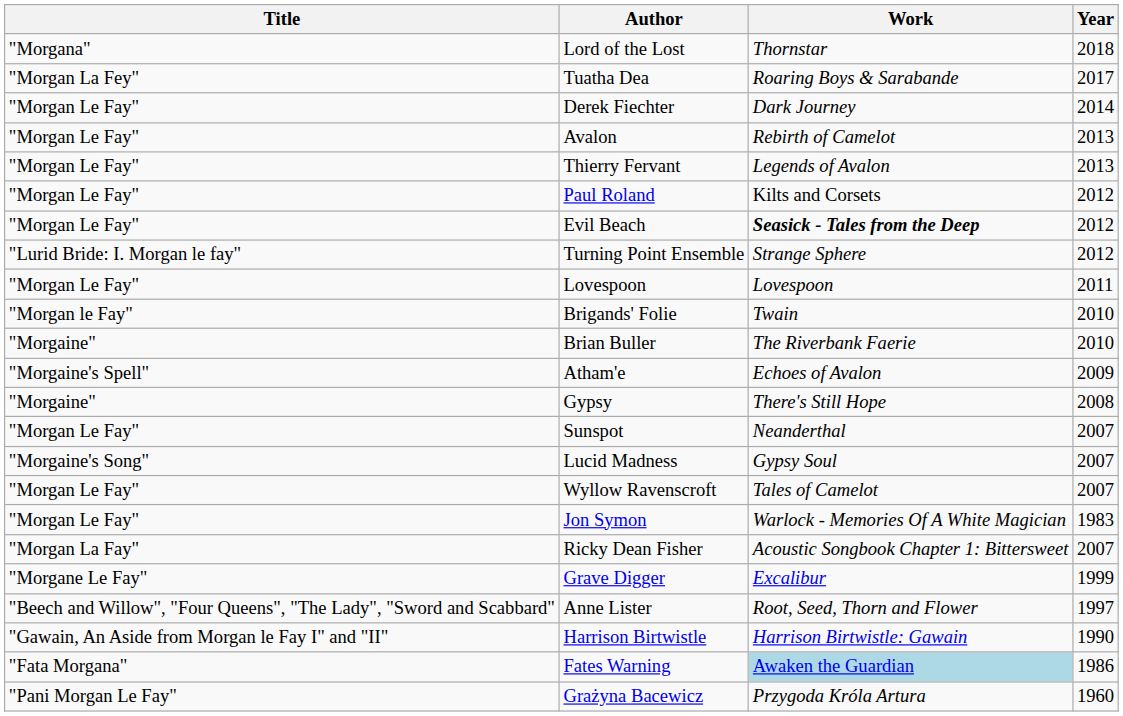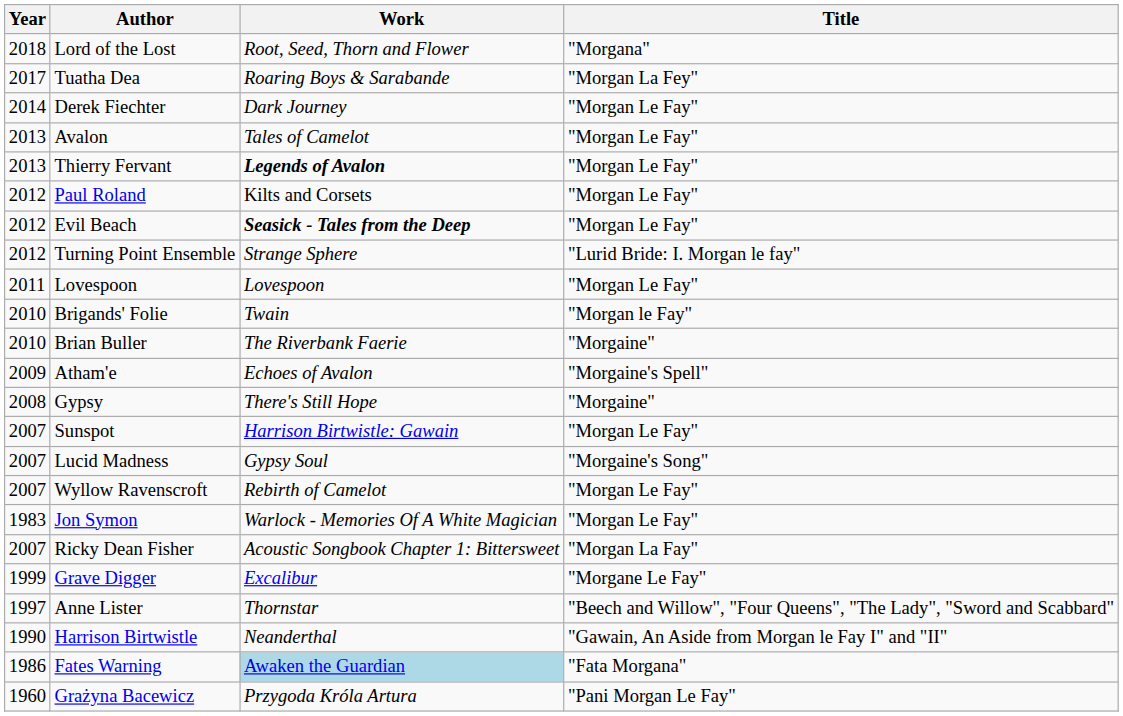columns swapped: (282, 19) <-> (1095, 19)
(790, 48) Thornstar -> (356, 48) Root, Seed, Thorn and Flower
(824, 136) Rebirth of Camelot -> (306, 136) Tales of Camelot
(821, 166) normal -> (315, 166) bold
(799, 431) Neanderthal -> (351, 431) Harrison Birtwistle: Gawain
(815, 490) Tales of Camelot -> (315, 490) Rebirth of Camelot
(865, 607) Root, Seed, Thorn and Flower -> (281, 607) Thornstar
(860, 637) Harrison Birtwistle: Gawain -> (290, 637) Neanderthal
